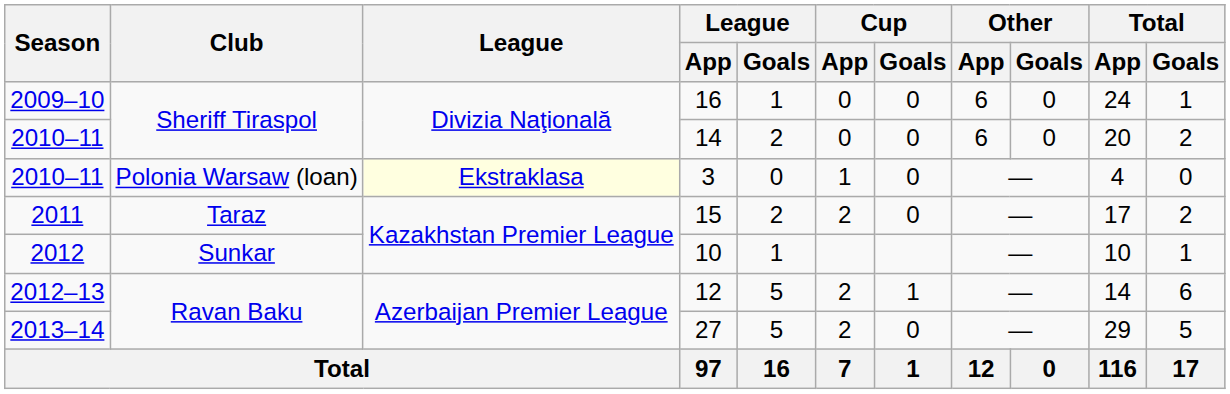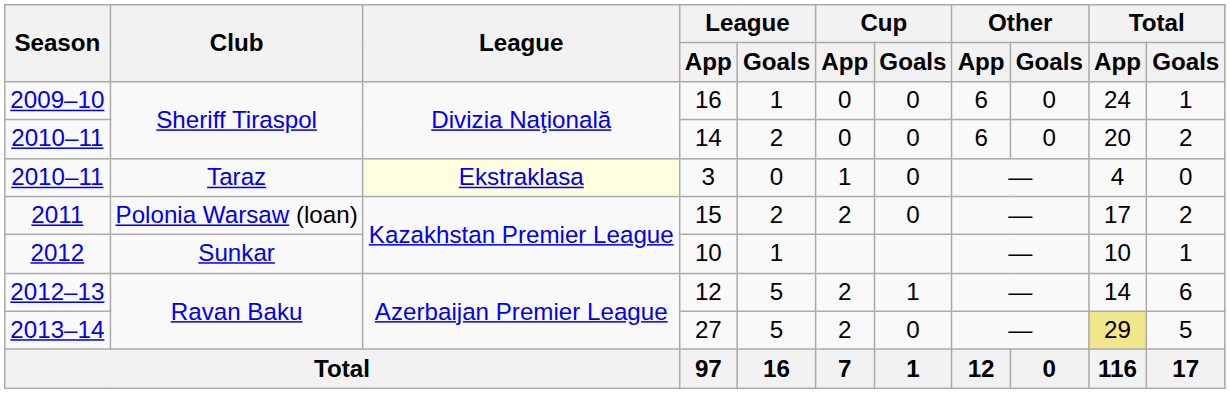(237, 176) Polonia Warsaw (loan) -> (237, 176) Taraz
(237, 215) Taraz -> (237, 215) Polonia Warsaw (loan)
(1118, 330) no background -> (1118, 330) khaki background
